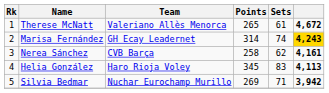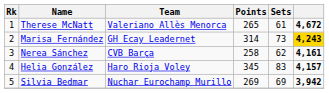(281, 39) 74 -> (281, 39) 73
(309, 67) 4,113 -> (309, 67) 4,157
(281, 81) 71 -> (281, 81) 69
